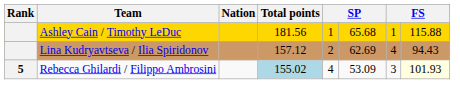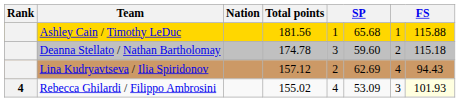+ row: (130, 50)
(21, 69) 5 -> (21, 87) 4
(290, 69) lightblue background -> (295, 87) no background
